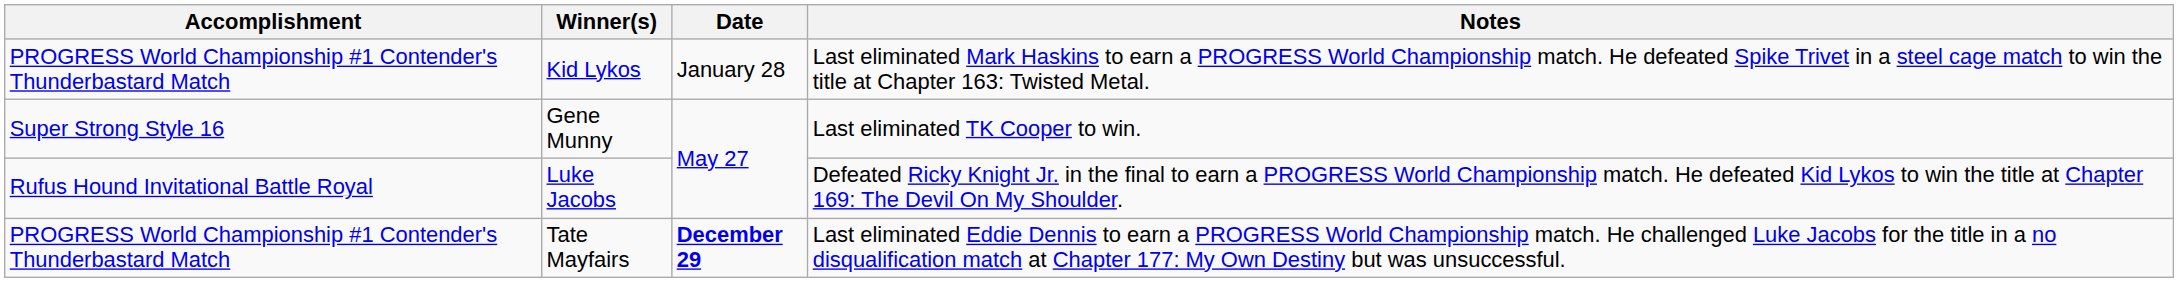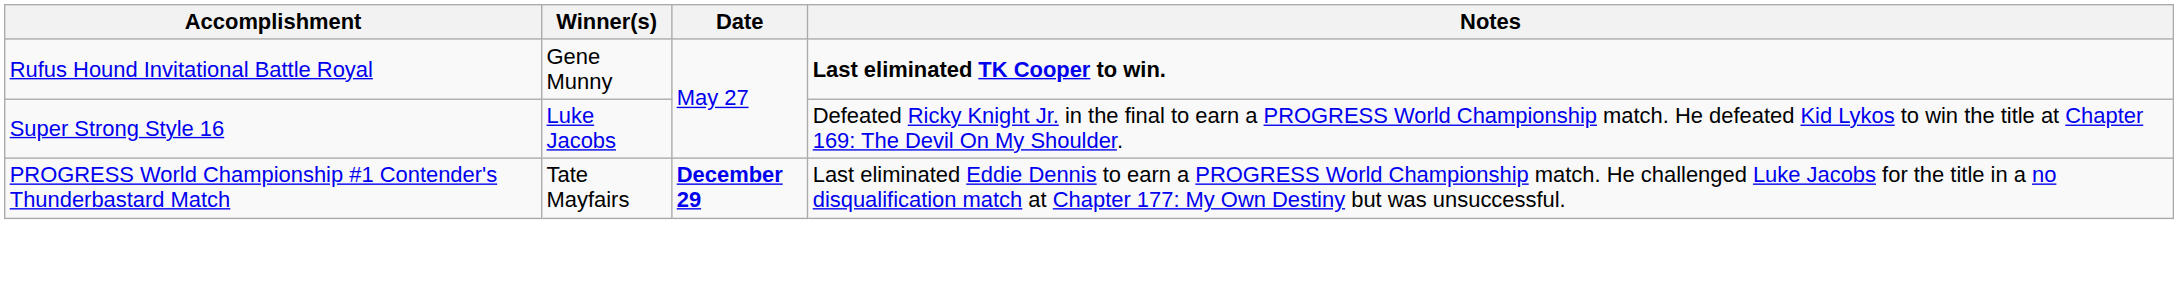- row: (594, 68)
(117, 128) Super Strong Style 16 -> (191, 68) Rufus Hound Invitational Battle Royal
(977, 128) normal -> (989, 68) bold
(191, 187) Rufus Hound Invitational Battle Royal -> (117, 128) Super Strong Style 16
